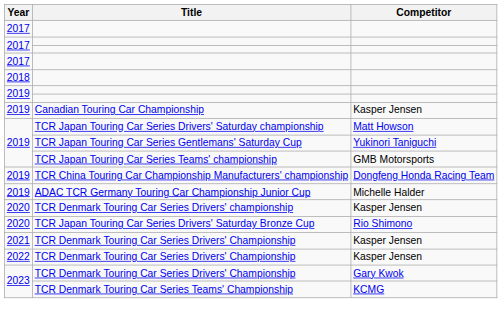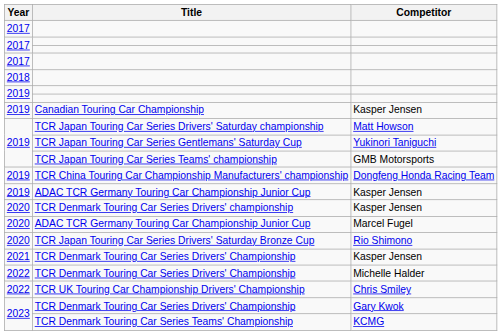(389, 191) Michelle Halder -> (388, 191) Kasper Jensen
+ row: (18, 224)
(388, 257) Kasper Jensen -> (389, 273) Michelle Halder
+ row: (18, 289)
